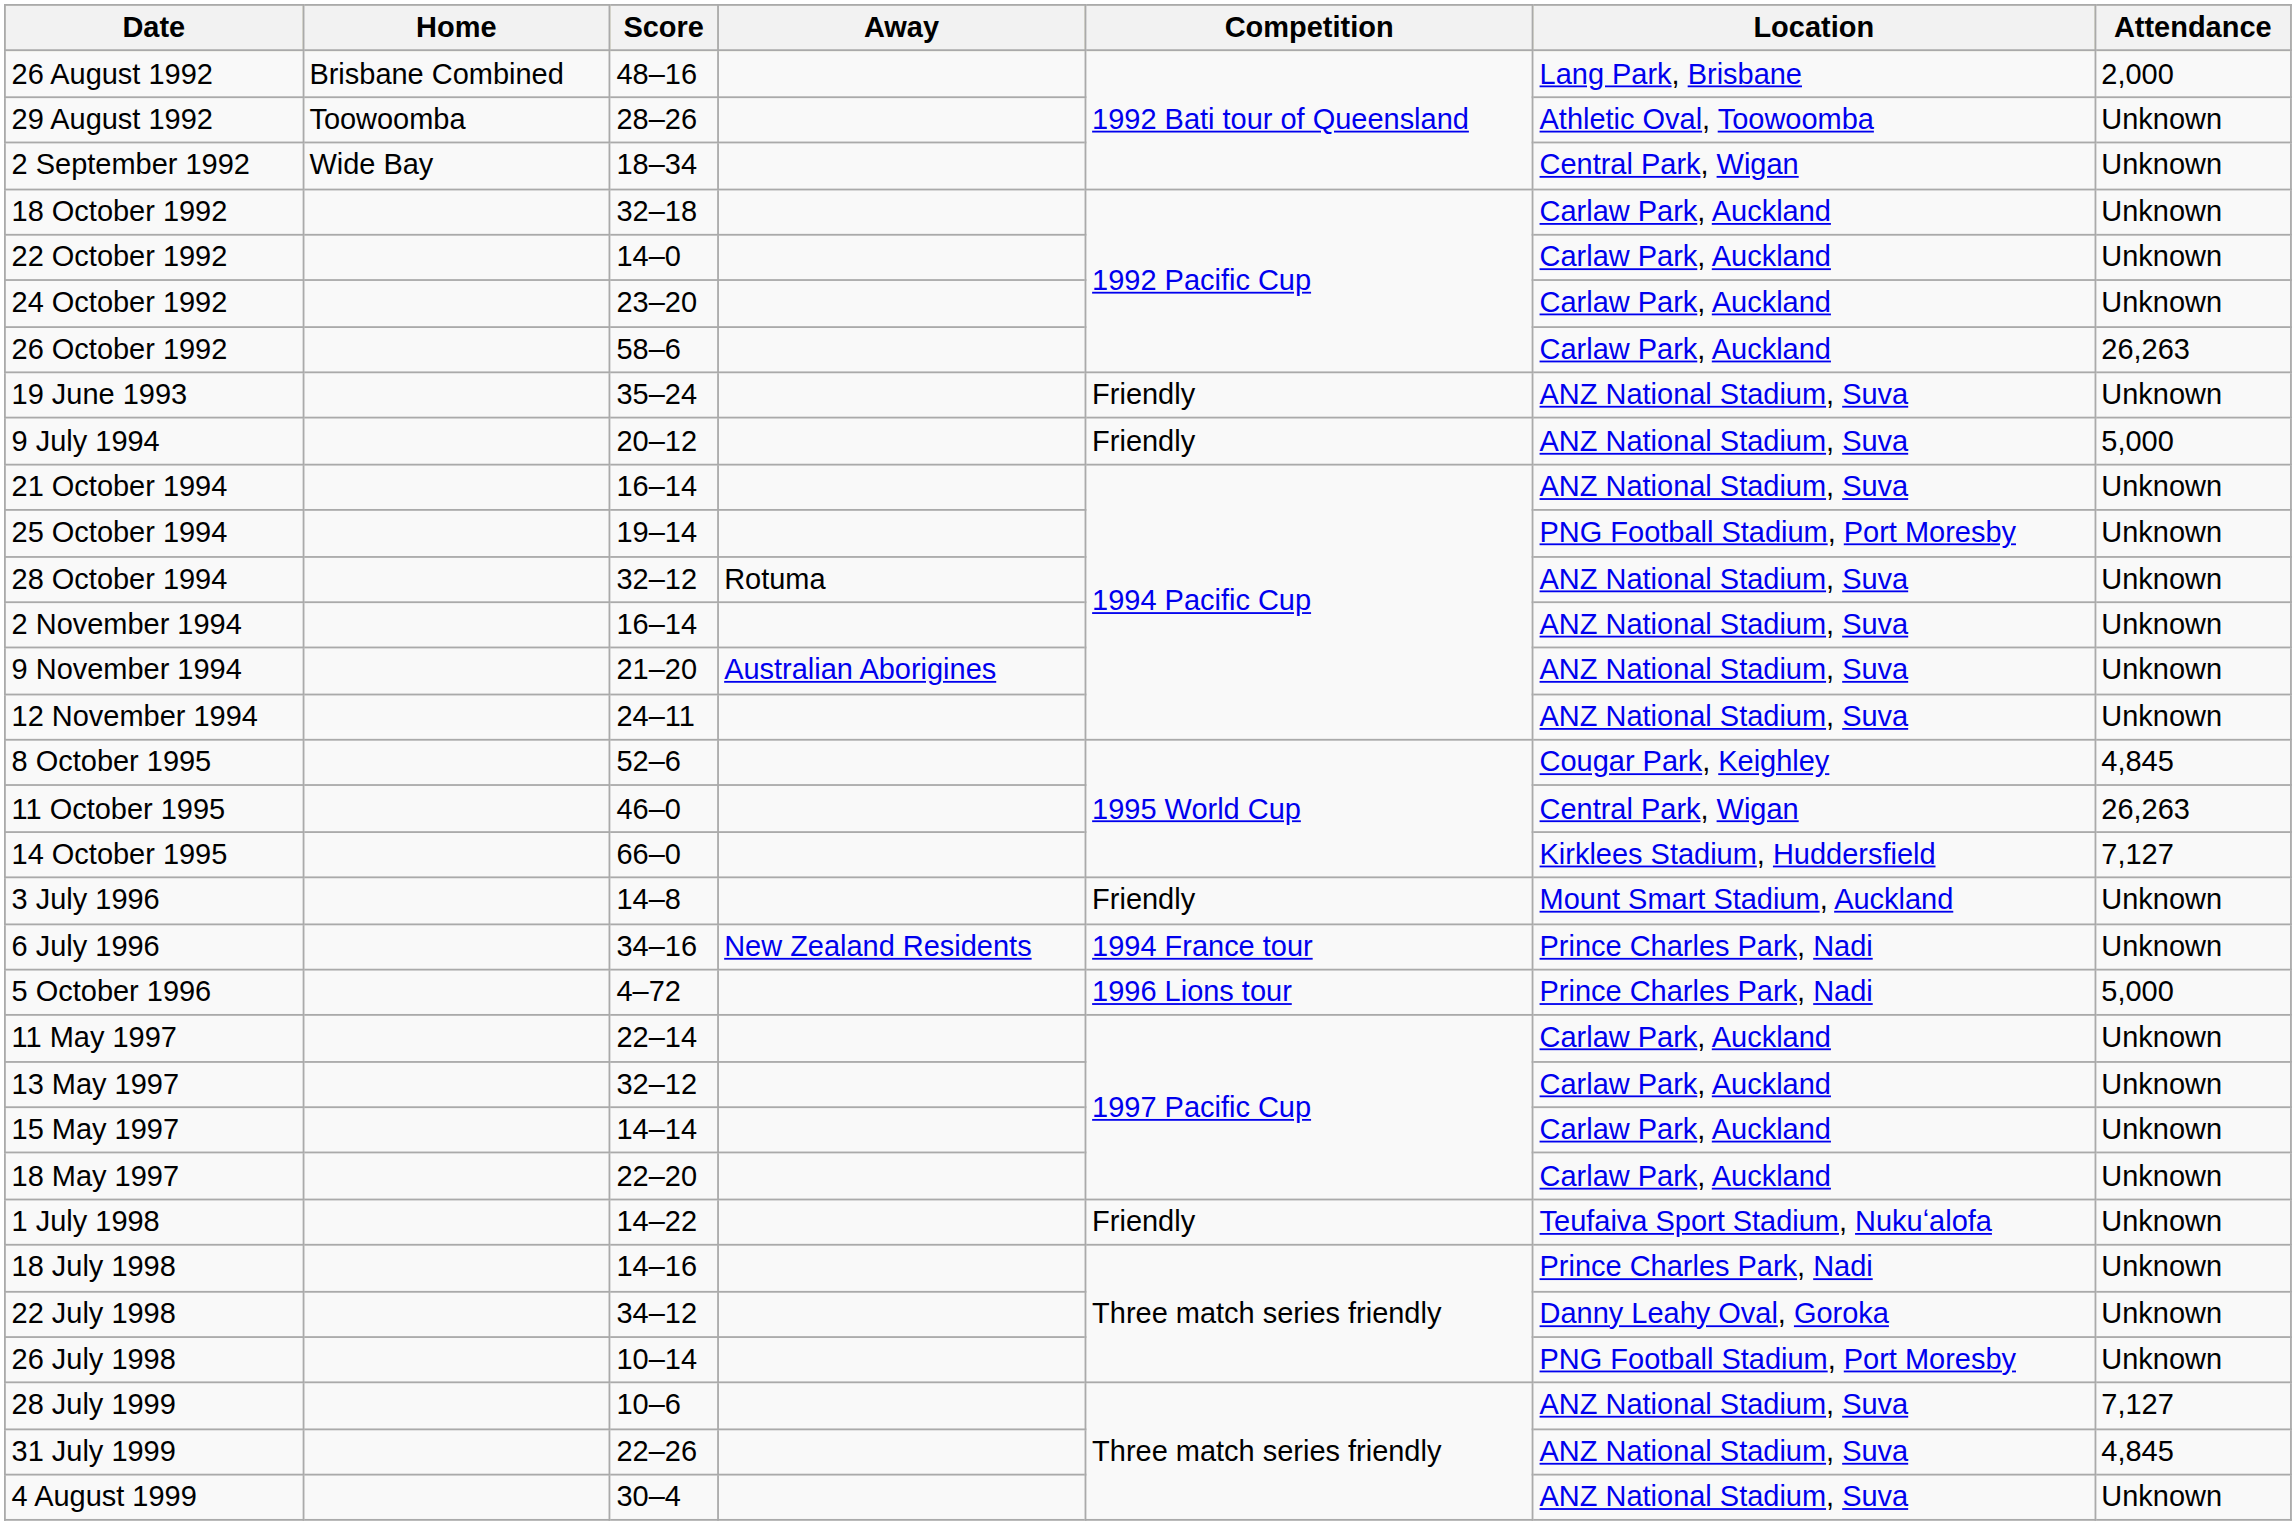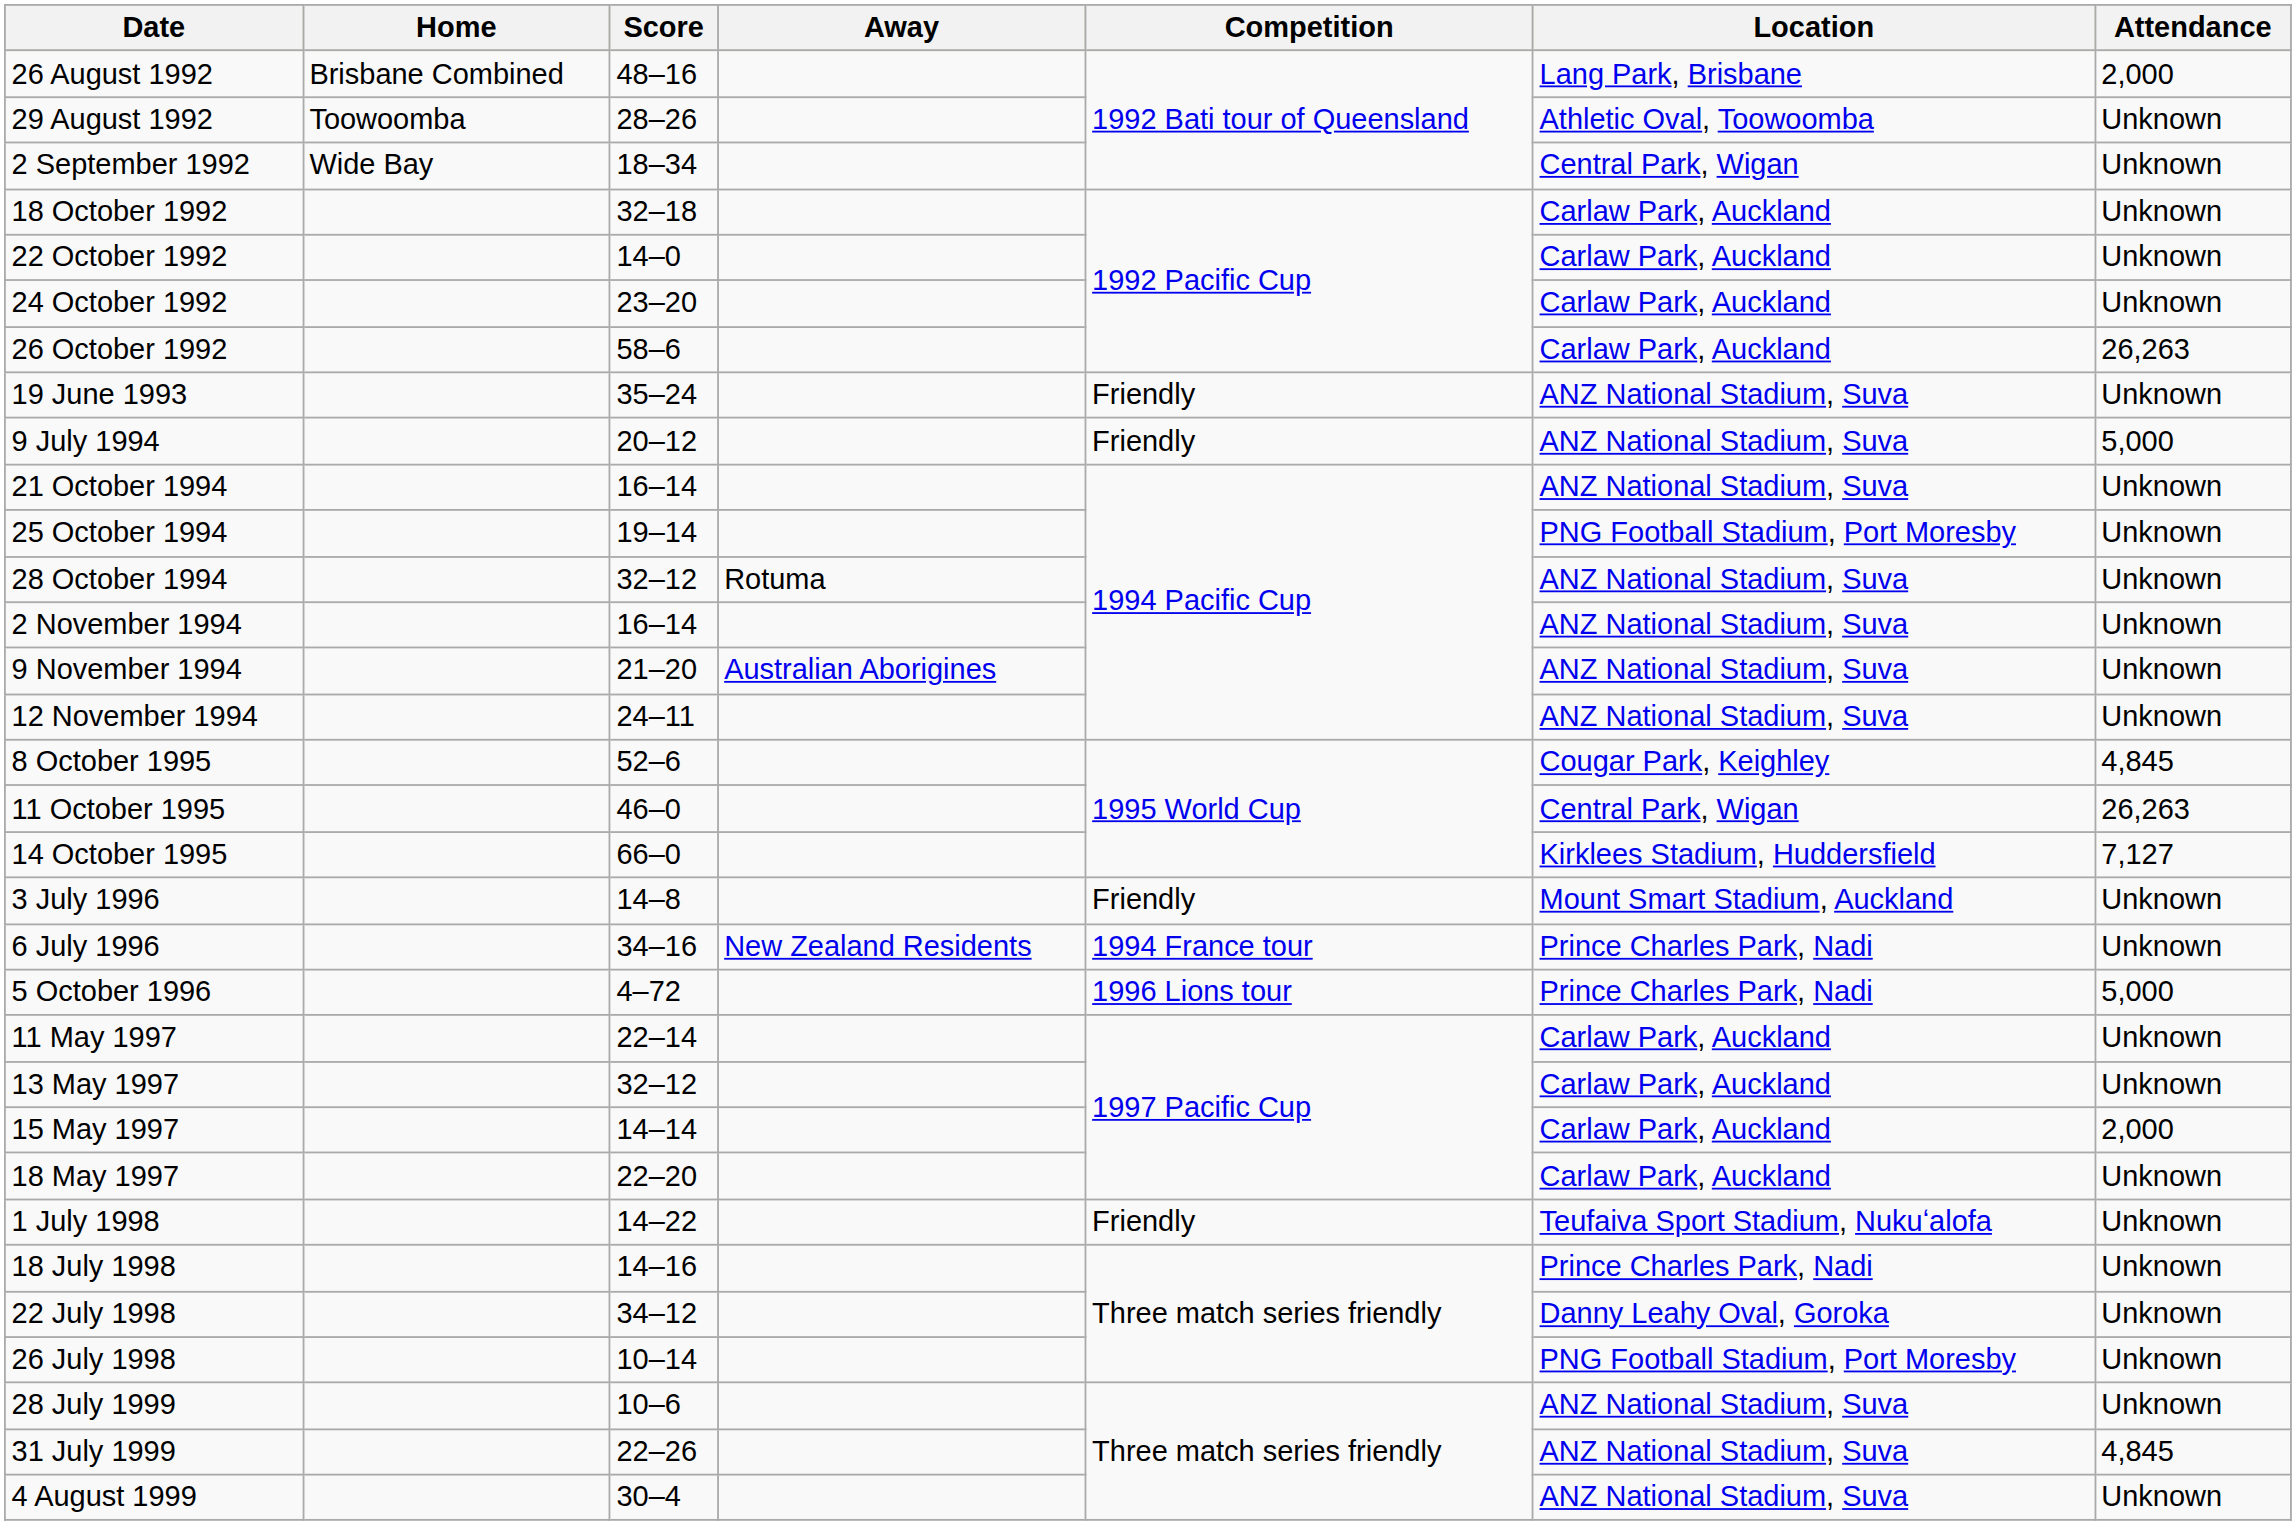(2162, 1129) Unknown -> (2138, 1129) 2,000
(2138, 1405) 7,127 -> (2162, 1405) Unknown
